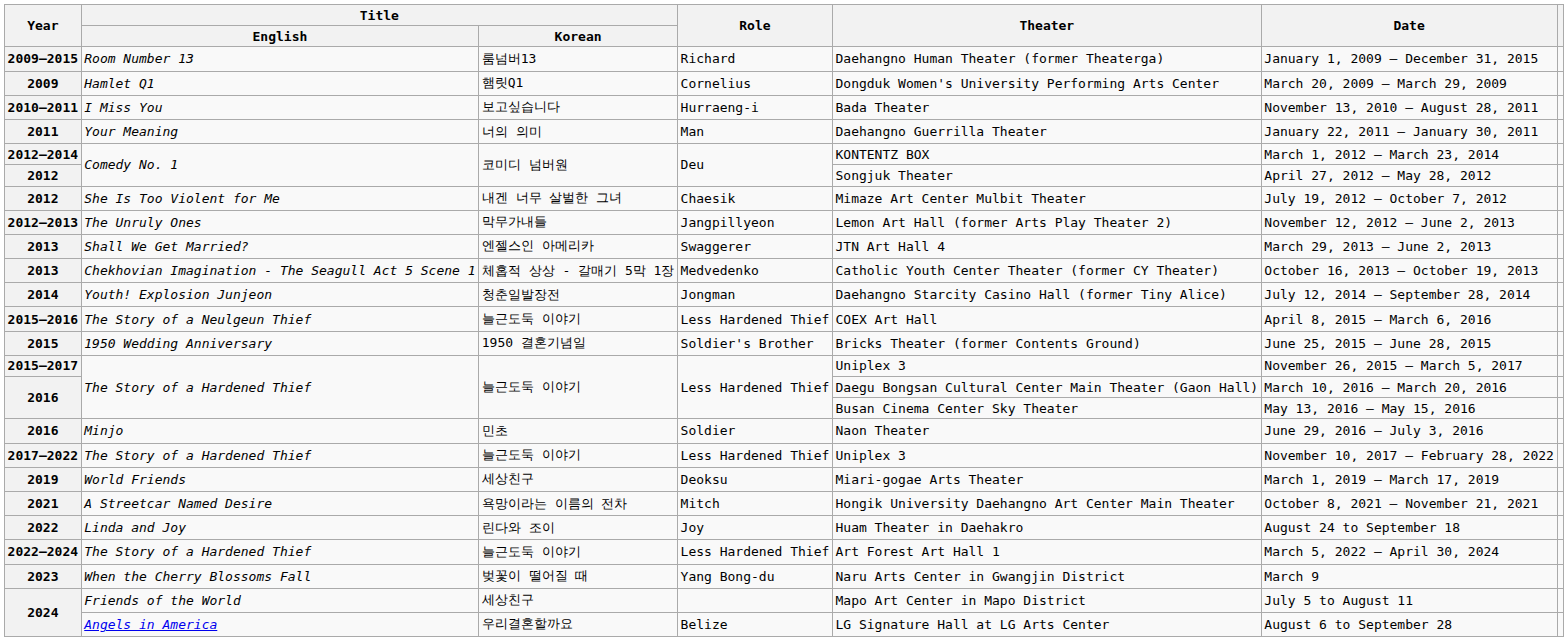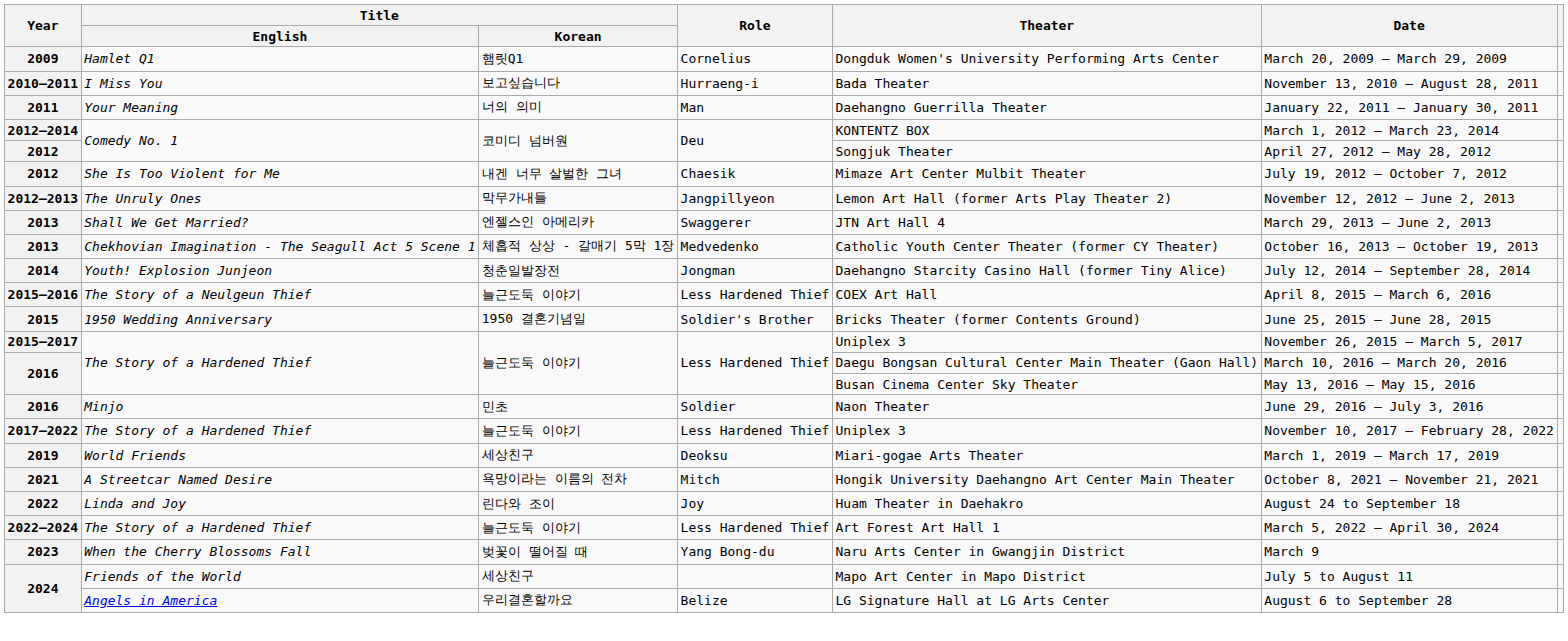- row: (43, 59)
